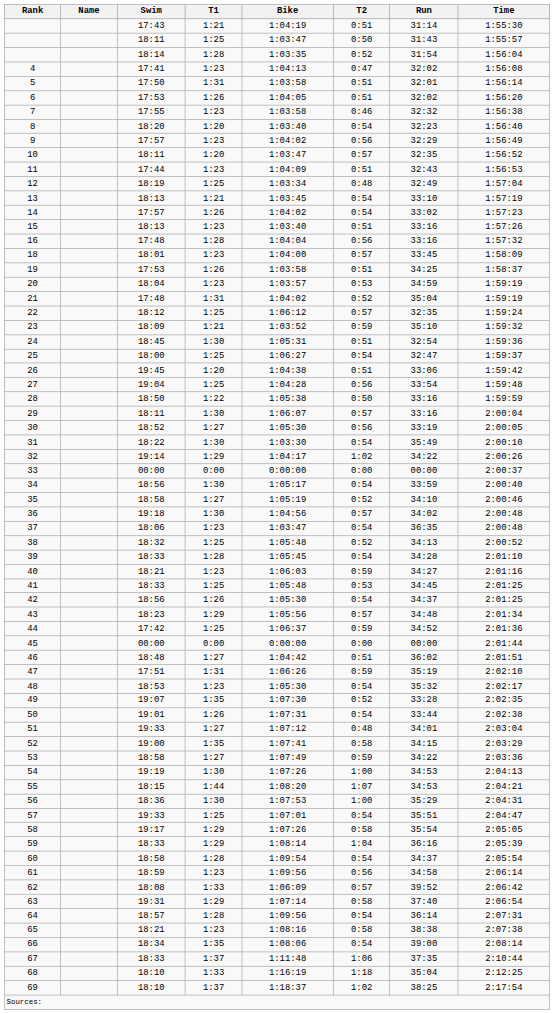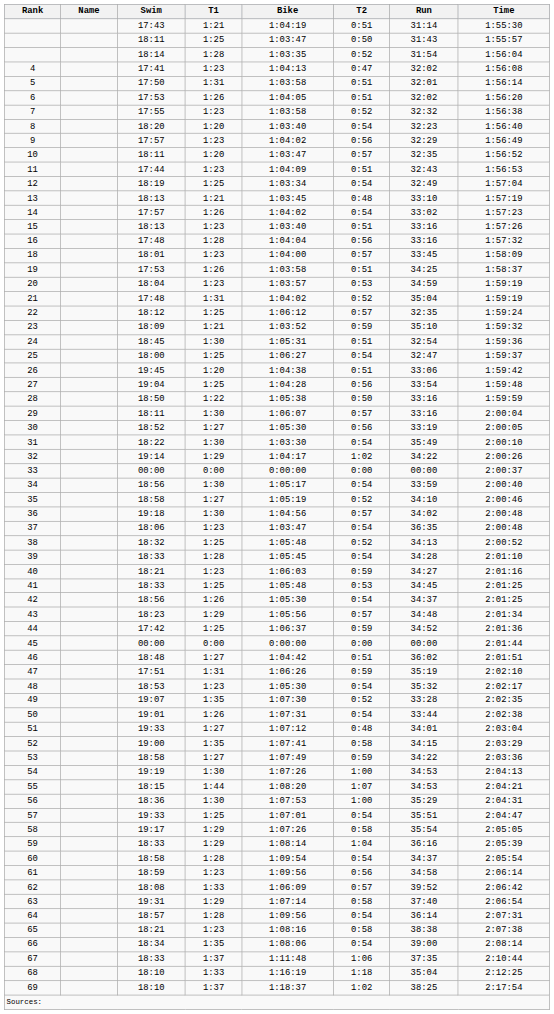(362, 112) 0:46 -> (362, 112) 0:52
(362, 184) 0:48 -> (362, 184) 0:54
(362, 198) 0:54 -> (362, 198) 0:48
